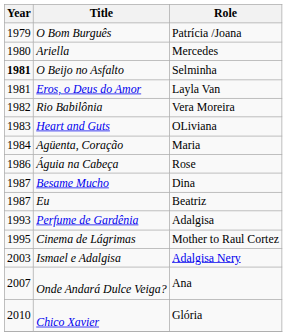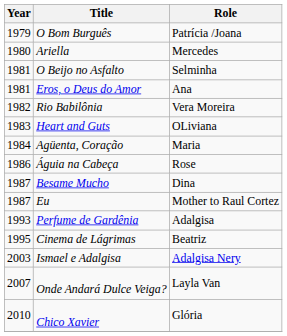(19, 70) bold -> (19, 70) normal
(196, 88) Layla Van -> (182, 88) Ana
(189, 201) Beatriz -> (225, 201) Mother to Raul Cortez
(225, 239) Mother to Raul Cortez -> (189, 239) Beatriz
(182, 283) Ana -> (196, 283) Layla Van
